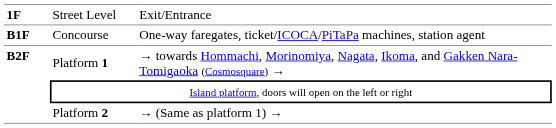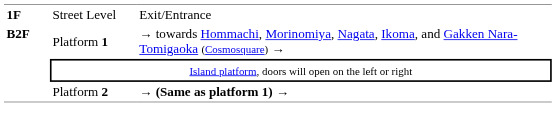- row: (80, 35)
(211, 113) normal -> (214, 91) bold
